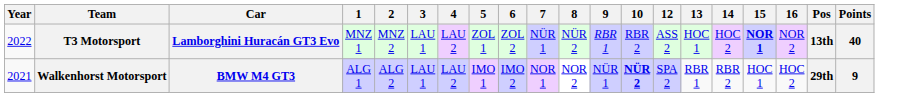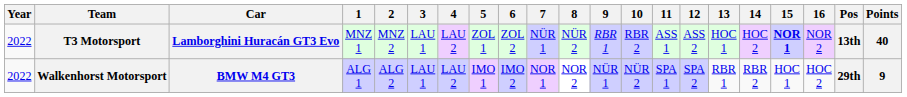+ column: (666, 14)
(19, 75) 2021 -> (19, 75) 2022
(637, 75) bold -> (637, 75) normal
